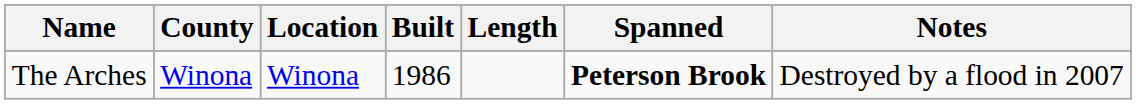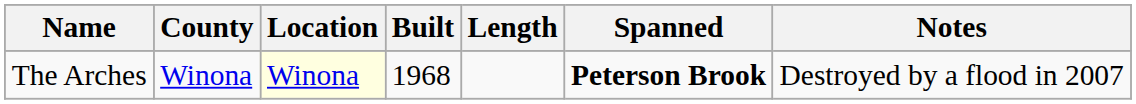(313, 74) no background -> (313, 74) lightyellow background
(421, 74) 1986 -> (421, 74) 1968
